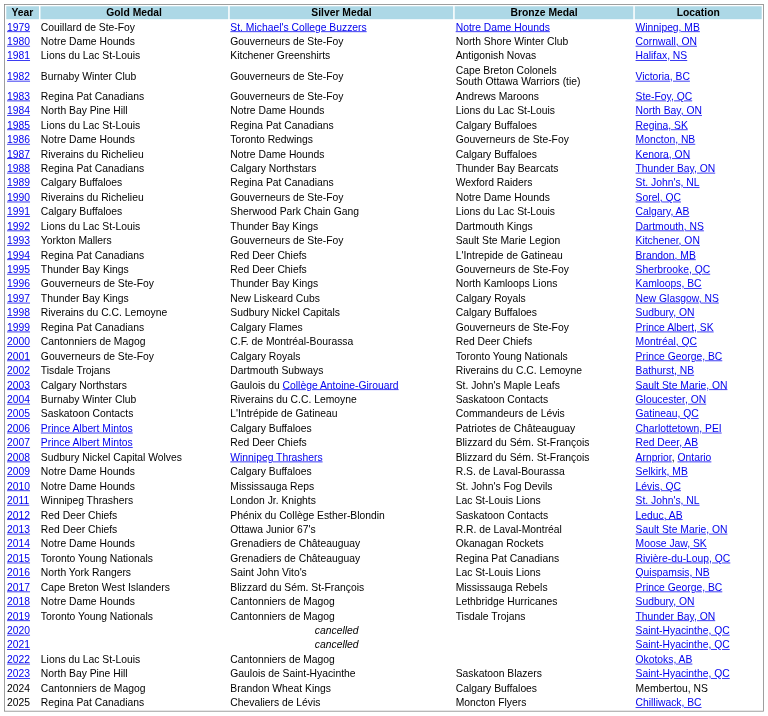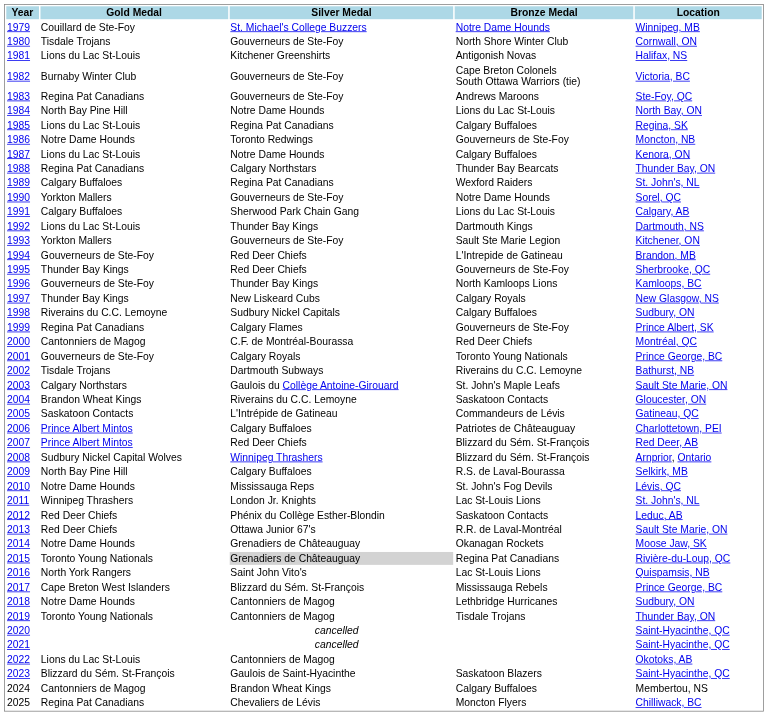(88, 42) Notre Dame Hounds -> (76, 42) Tisdale Trojans
(92, 154) Riverains du Richelieu -> (91, 154) Lions du Lac St-Louis
(92, 197) Riverains du Richelieu -> (76, 197) Yorkton Mallers
(93, 255) Regina Pat Canadians -> (97, 255) Gouverneurs de Ste-Foy
(89, 400) Burnaby Winter Club -> (91, 400) Brandon Wheat Kings
(88, 472) Notre Dame Hounds -> (84, 472) North Bay Pine Hill
(295, 558) no background -> (295, 558) lightgrey background
(84, 674) North Bay Pine Hill -> (108, 674) Blizzard du Sém. St-François
